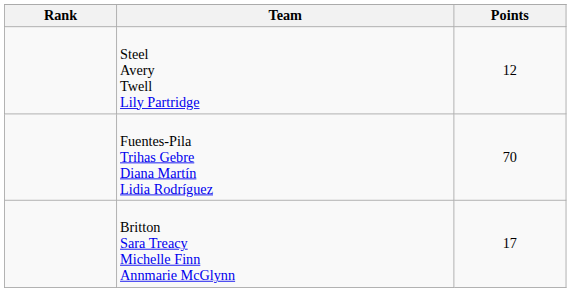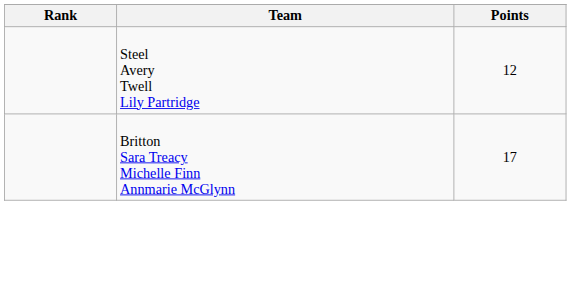- row: (167, 165)
